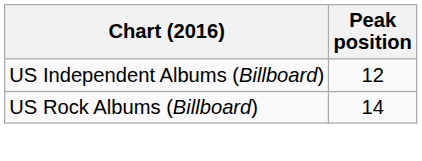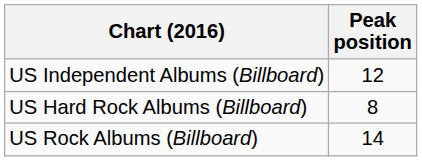+ row: (158, 107)
